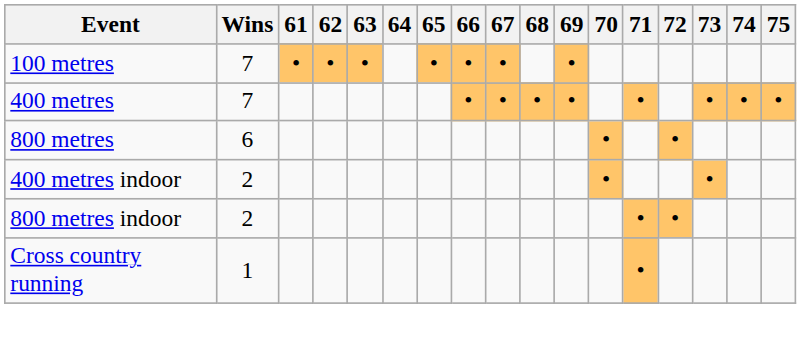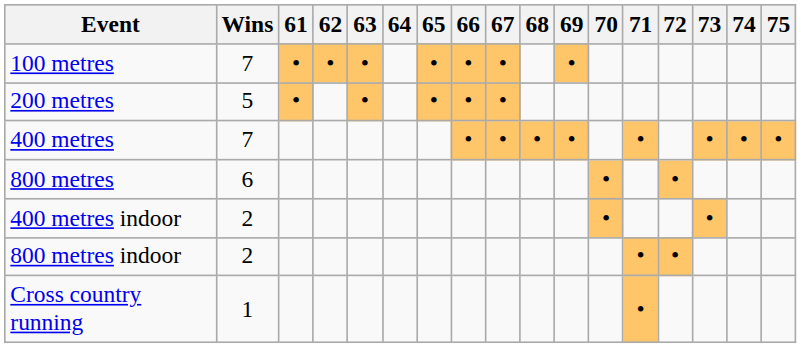+ row: (62, 101)
